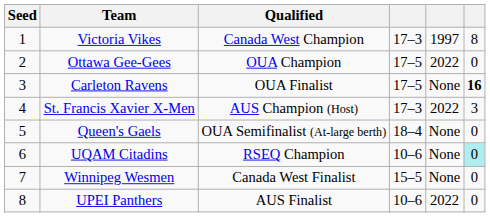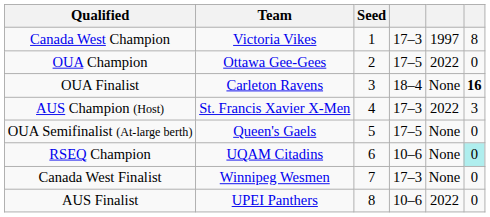columns swapped: (22, 16) <-> (294, 16)
(407, 85) 17–5 -> (407, 85) 18–4
(407, 131) 18–4 -> (407, 131) 17–5
(407, 177) 15–5 -> (407, 177) 17–3
